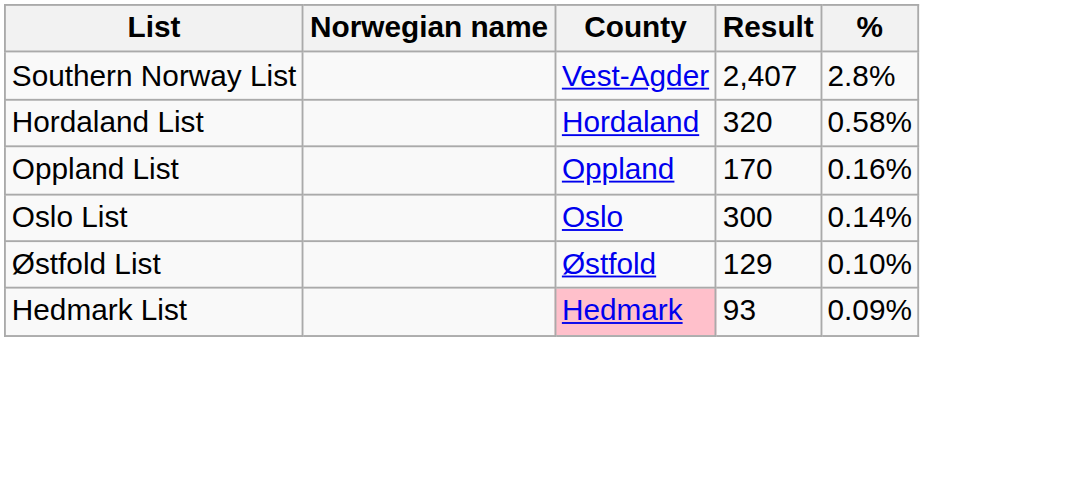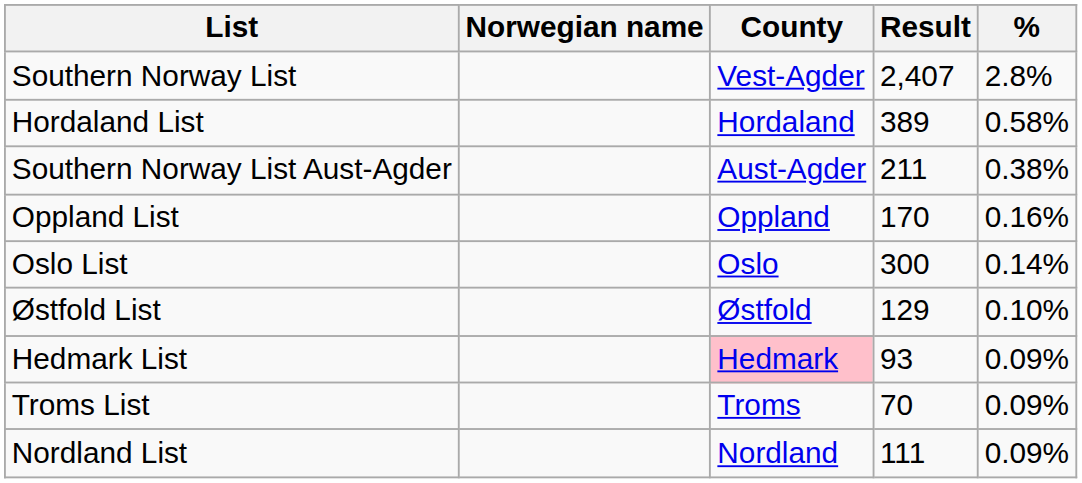(748, 122) 320 -> (905, 122) 389
+ row: (232, 169)
+ row: (81, 405)
+ row: (99, 452)
